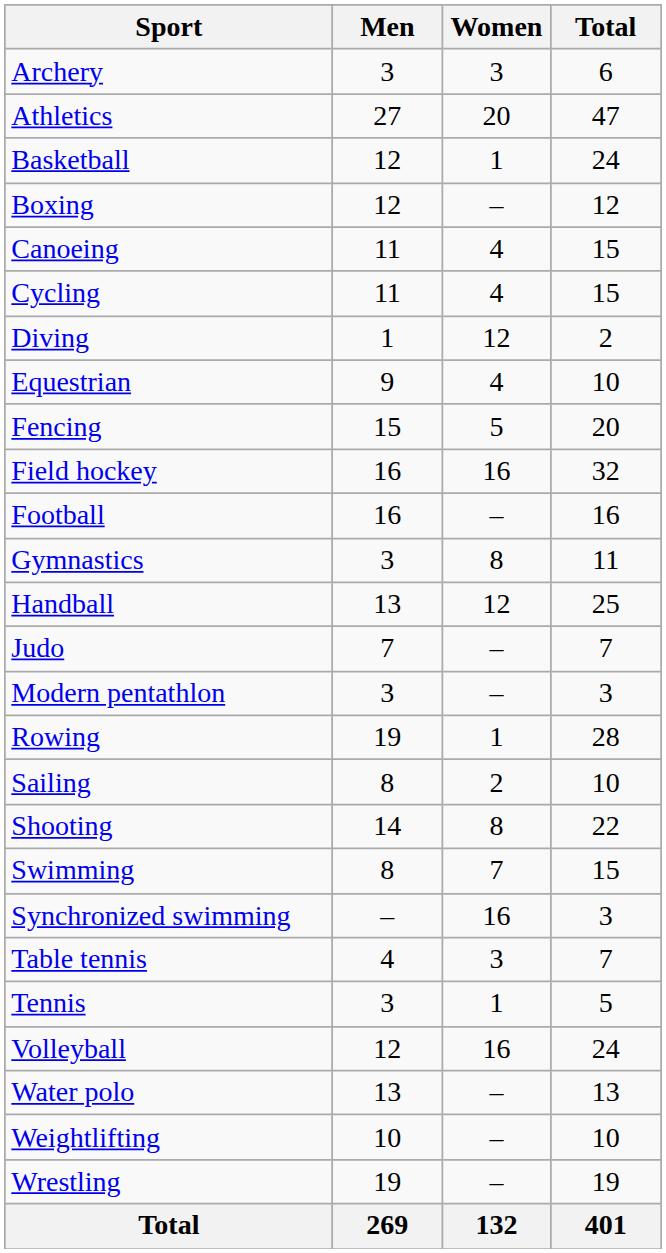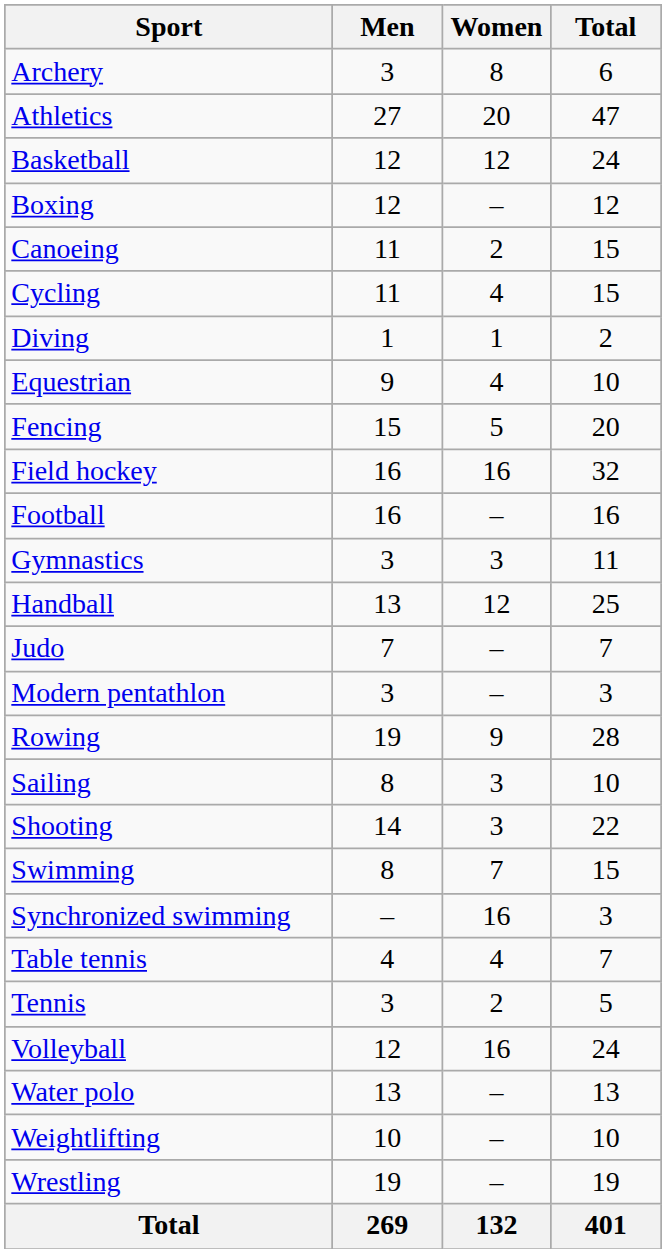(497, 71) 3 -> (497, 71) 8
(497, 159) 1 -> (497, 159) 12
(497, 248) 4 -> (497, 248) 2
(497, 337) 12 -> (497, 337) 1
(497, 559) 8 -> (497, 559) 3
(497, 737) 1 -> (497, 737) 9
(497, 781) 2 -> (497, 781) 3
(497, 826) 8 -> (497, 826) 3
(497, 959) 3 -> (497, 959) 4
(497, 1003) 1 -> (497, 1003) 2
